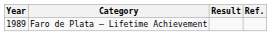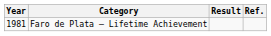(16, 24) 1989 -> (16, 24) 1981
